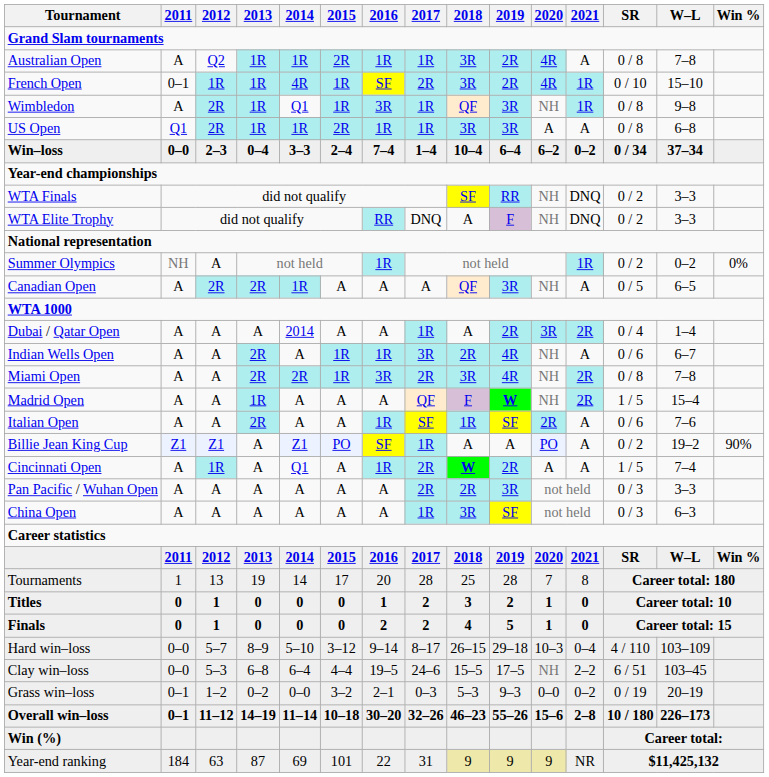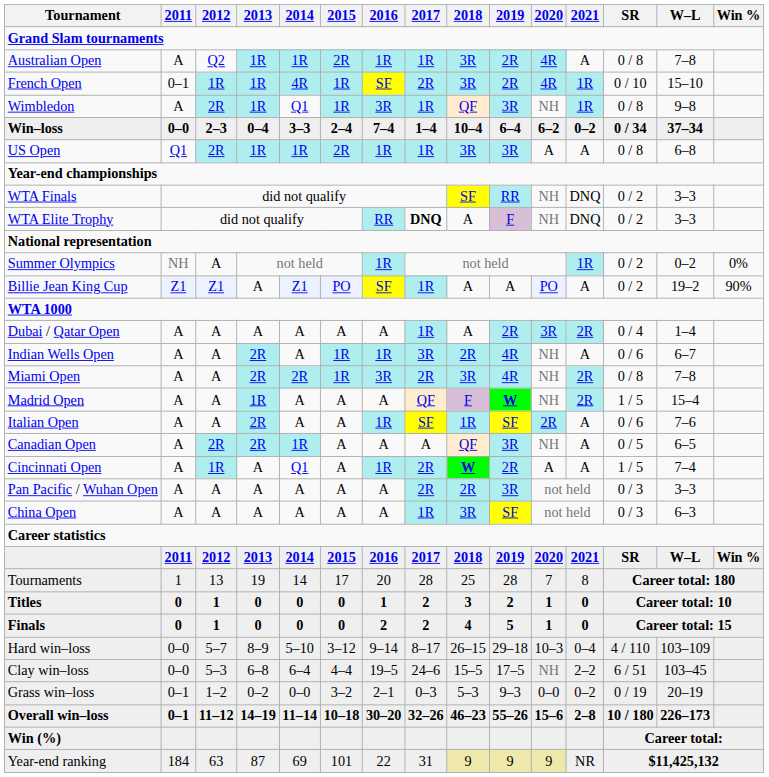rows swapped: (34, 128) <-> (35, 151)
(426, 219) normal -> (426, 219) bold
rows swapped: (68, 444) <-> (52, 286)
(300, 331) 2014 -> (300, 331) A
